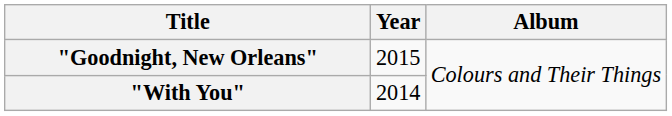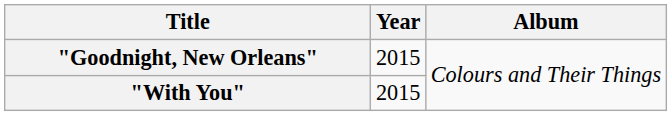(398, 92) 2014 -> (398, 92) 2015
